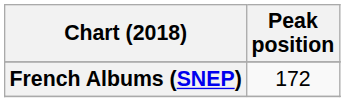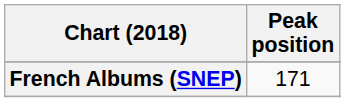(293, 79) 172 -> (293, 79) 171
